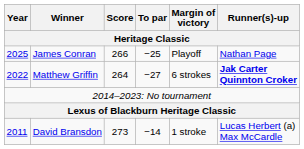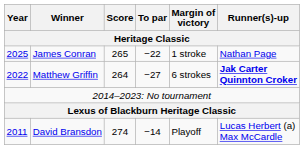(120, 54) 266 -> (120, 54) 265
(152, 54) −25 -> (152, 54) −22
(186, 54) Playoff -> (189, 54) 1 stroke
(120, 132) 273 -> (120, 132) 274
(189, 132) 1 stroke -> (186, 132) Playoff
